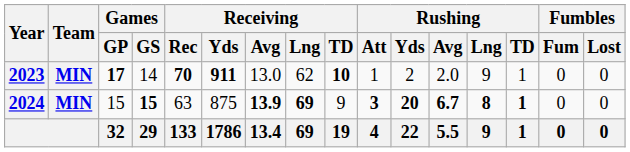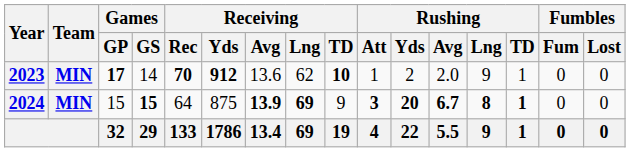(224, 75) 911 -> (224, 75) 912
(265, 75) 13.0 -> (265, 75) 13.6
(183, 103) 63 -> (183, 103) 64
